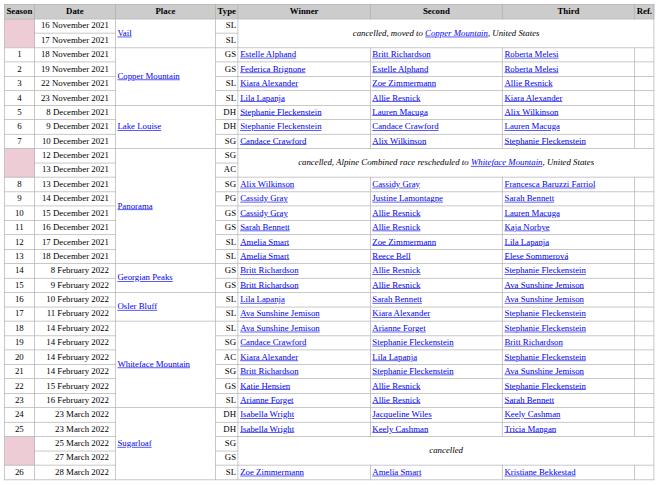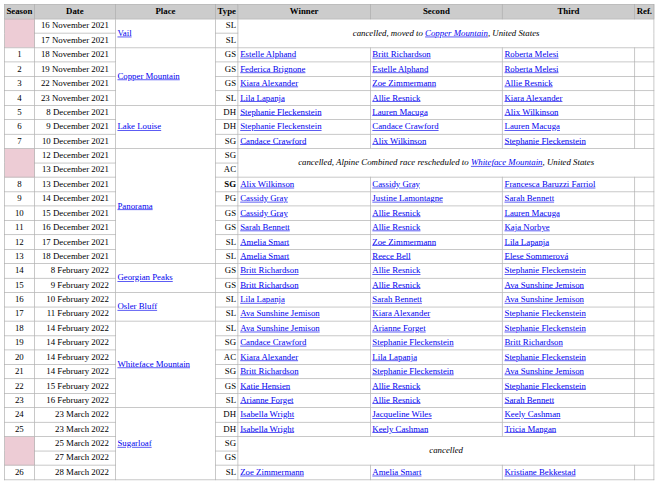(231, 83) SL -> (230, 83) GS
(230, 184) normal -> (230, 184) bold
